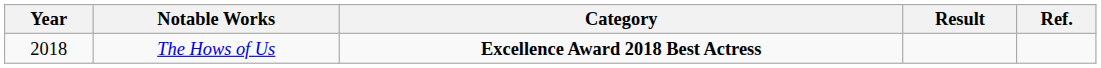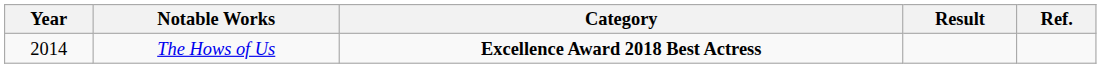(49, 48) 2018 -> (49, 48) 2014
